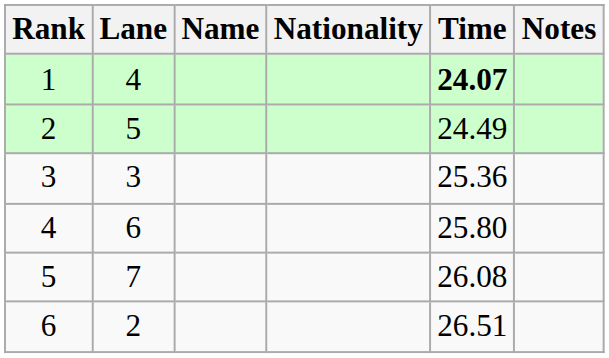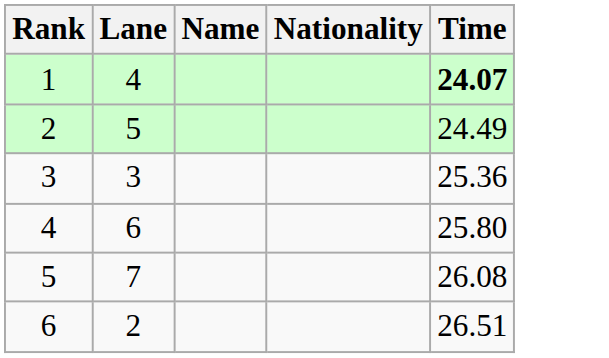- column: (559, 29)
